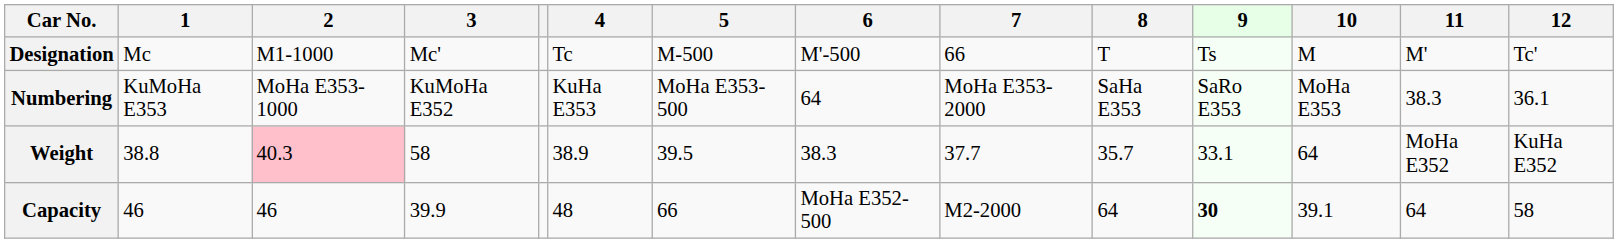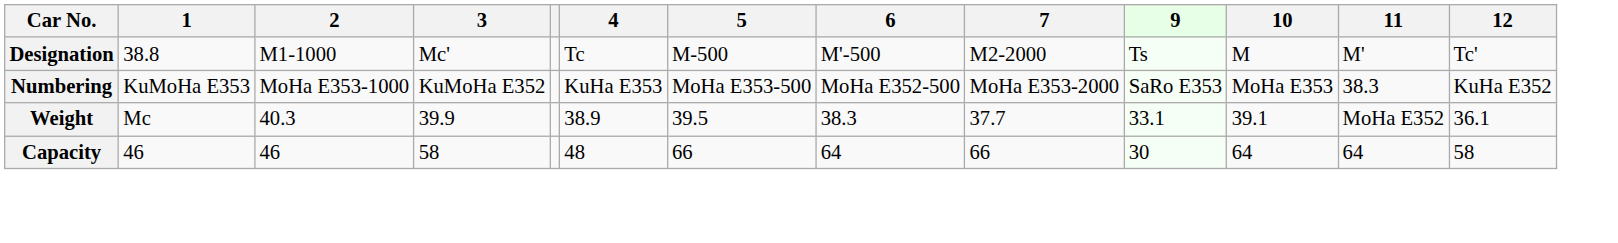- column: (1143, 20)
(137, 53) Mc -> (141, 53) 38.8
(955, 53) 66 -> (1008, 53) M2-2000
(811, 97) 64 -> (890, 86) MoHa E352-500
(1531, 97) 36.1 -> (1503, 86) KuHa E352
(141, 153) 38.8 -> (137, 119) Mc
(275, 153) pink background -> (278, 119) no background
(420, 153) 58 -> (437, 119) 39.9
(1308, 153) 64 -> (1250, 119) 39.1
(1538, 153) KuHa E352 -> (1472, 119) 36.1
(428, 209) 39.9 -> (429, 151) 58
(855, 209) MoHa E352-500 -> (831, 151) 64
(983, 209) M2-2000 -> (980, 151) 66
(1208, 209) bold -> (1139, 151) normal
(1315, 209) 39.1 -> (1242, 151) 64
